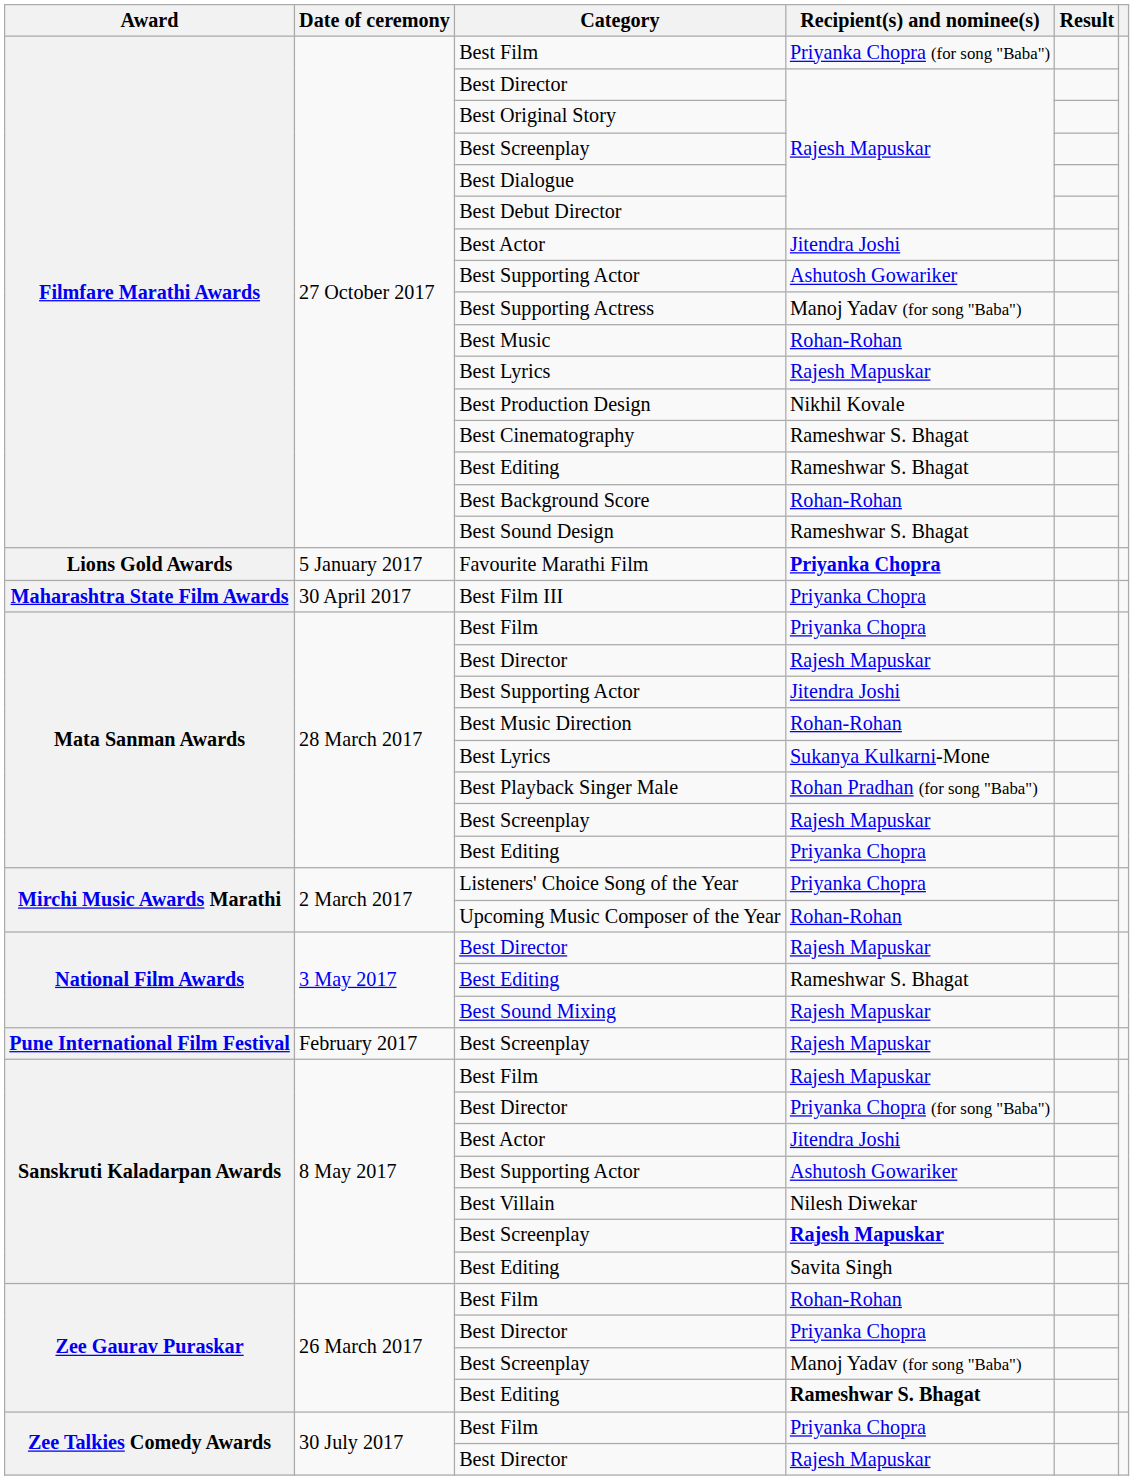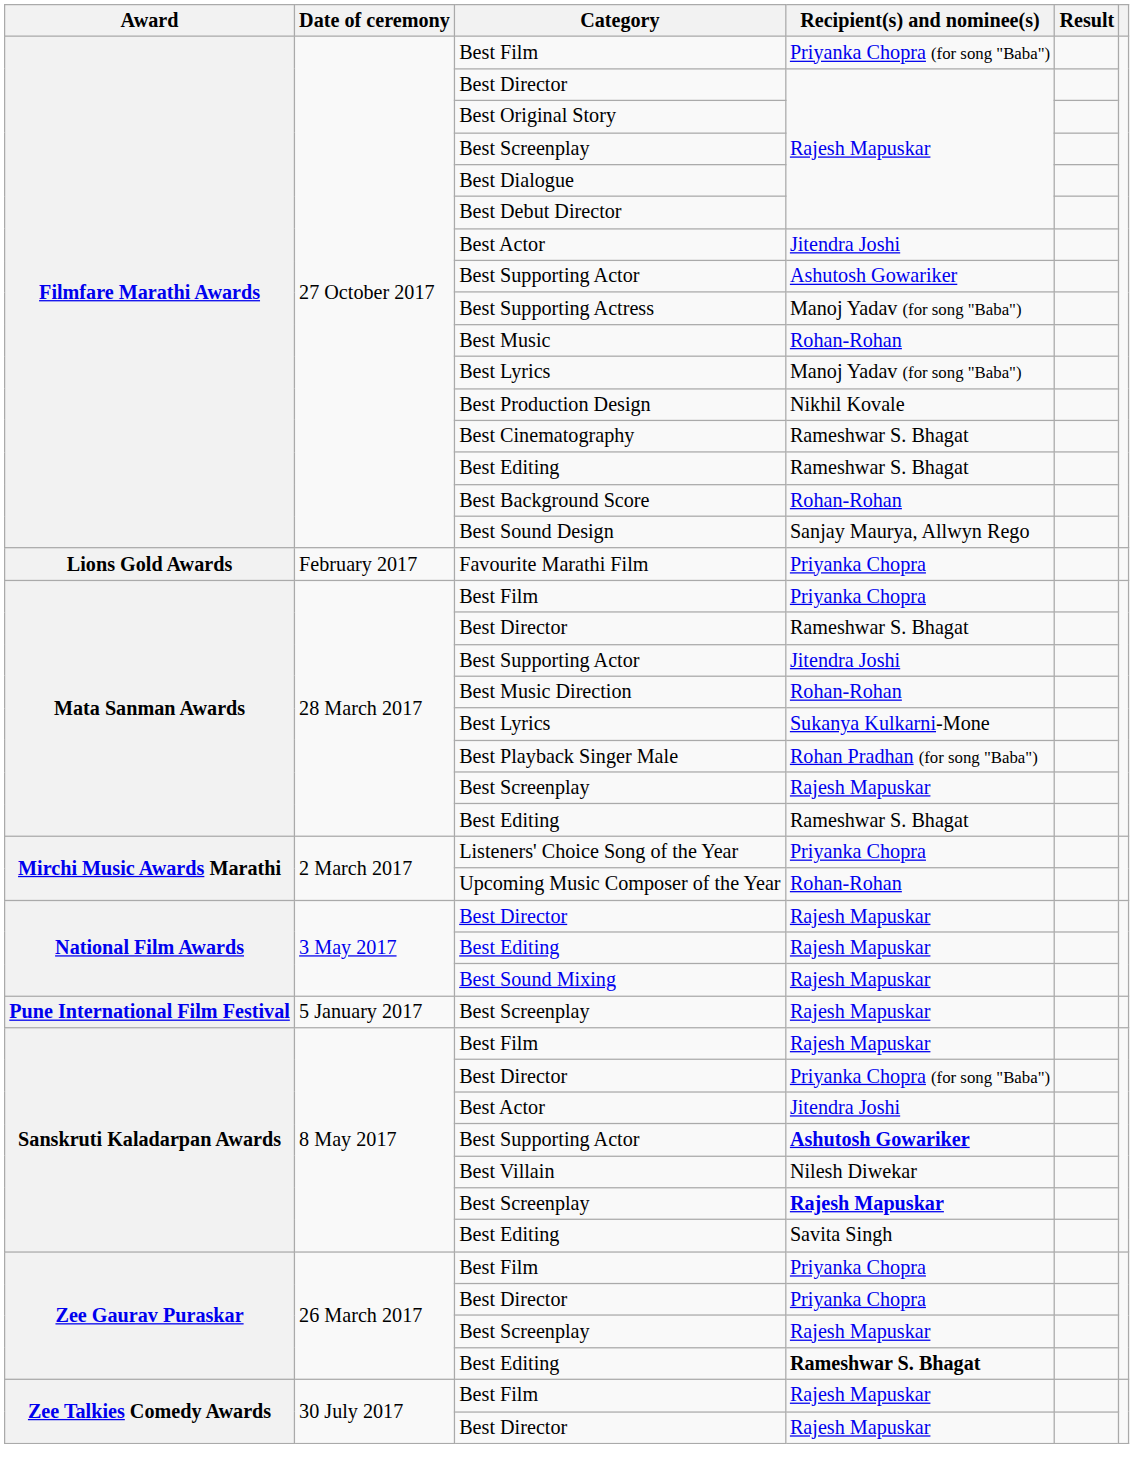(860, 372) Rajesh Mapuskar -> (906, 372) Manoj Yadav (for song "Baba")
(879, 532) Rameshwar S. Bhagat -> (910, 532) Sanjay Maurya, Allwyn Rego
(361, 564) 5 January 2017 -> (358, 564) February 2017
(865, 564) bold -> (858, 564) normal
- row: (150, 595)
(860, 659) Rajesh Mapuskar -> (879, 627) Rameshwar S. Bhagat
(858, 851) Priyanka Chopra -> (879, 819) Rameshwar S. Bhagat
(879, 979) Rameshwar S. Bhagat -> (860, 947) Rajesh Mapuskar
(358, 1043) February 2017 -> (361, 1011) 5 January 2017
(874, 1171) normal -> (880, 1139) bold
(846, 1299) Rohan-Rohan -> (858, 1267) Priyanka Chopra
(906, 1363) Manoj Yadav (for song "Baba") -> (860, 1331) Rajesh Mapuskar
(858, 1427) Priyanka Chopra -> (860, 1395) Rajesh Mapuskar
